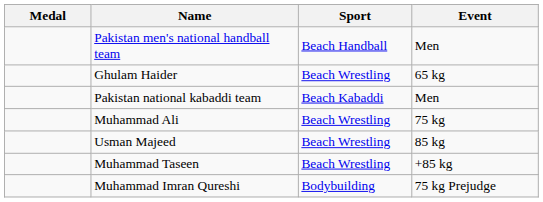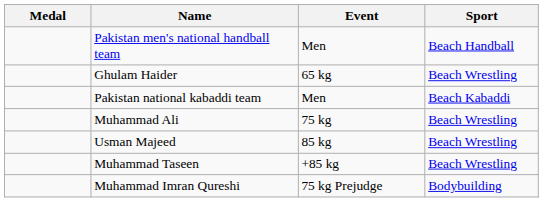columns swapped: (355, 15) <-> (475, 15)
